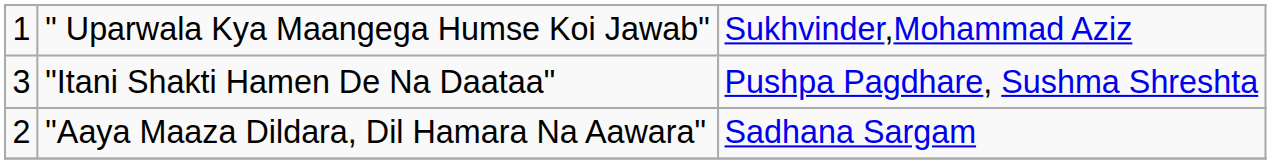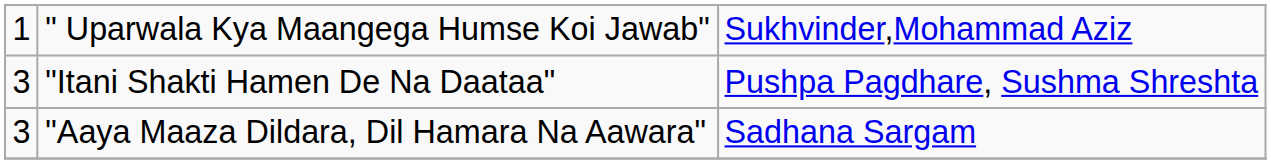(21, 132) 2 -> (21, 132) 3
